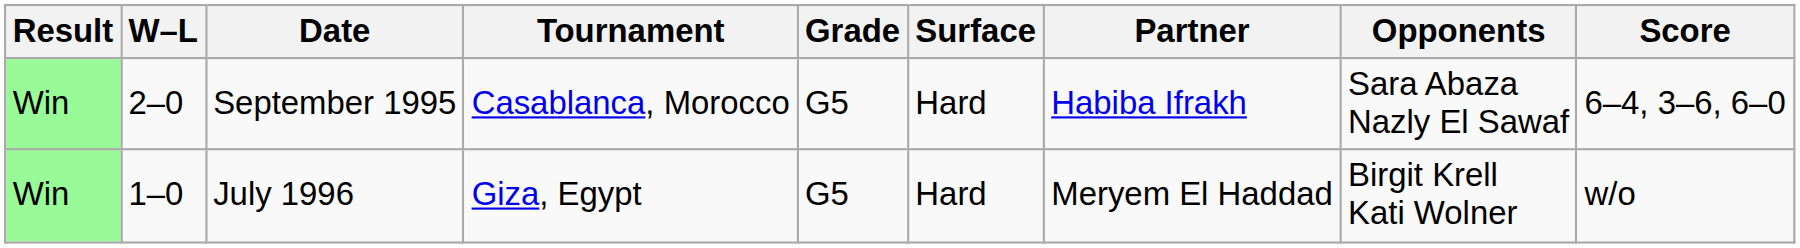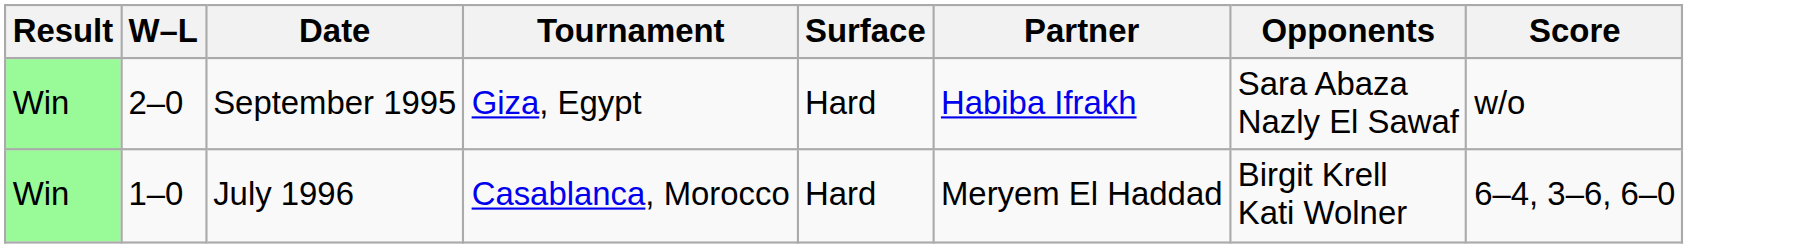- column: (853, 30)
(631, 103) Casablanca, Morocco -> (557, 103) Giza, Egypt
(1685, 103) 6–4, 3–6, 6–0 -> (1500, 103) w/o
(557, 194) Giza, Egypt -> (631, 194) Casablanca, Morocco
(1610, 194) w/o -> (1575, 194) 6–4, 3–6, 6–0
